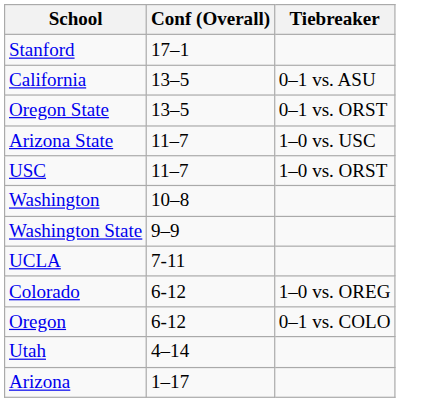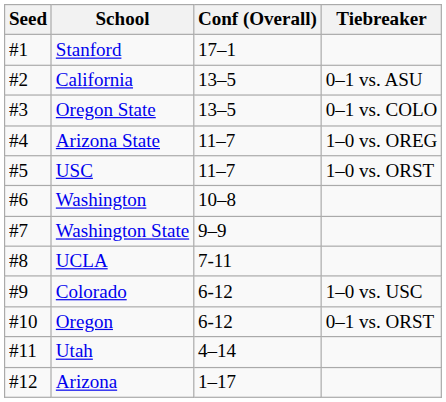+ column: (28, 19)
(333, 110) 0–1 vs. ORST -> (381, 110) 0–1 vs. COLO
(327, 140) 1–0 vs. USC -> (381, 140) 1–0 vs. OREG
(335, 291) 1–0 vs. OREG -> (374, 291) 1–0 vs. USC
(335, 321) 0–1 vs. COLO -> (380, 321) 0–1 vs. ORST
